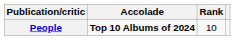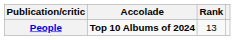(211, 27) 10 -> (211, 27) 13
